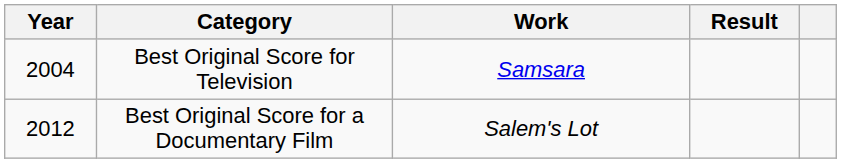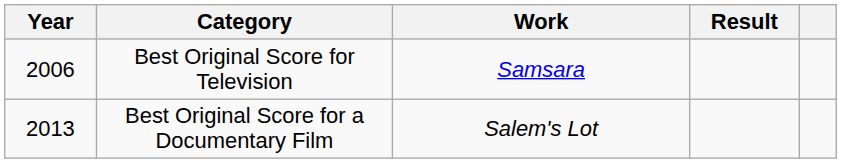(50, 68) 2004 -> (50, 68) 2006
(50, 128) 2012 -> (50, 128) 2013
